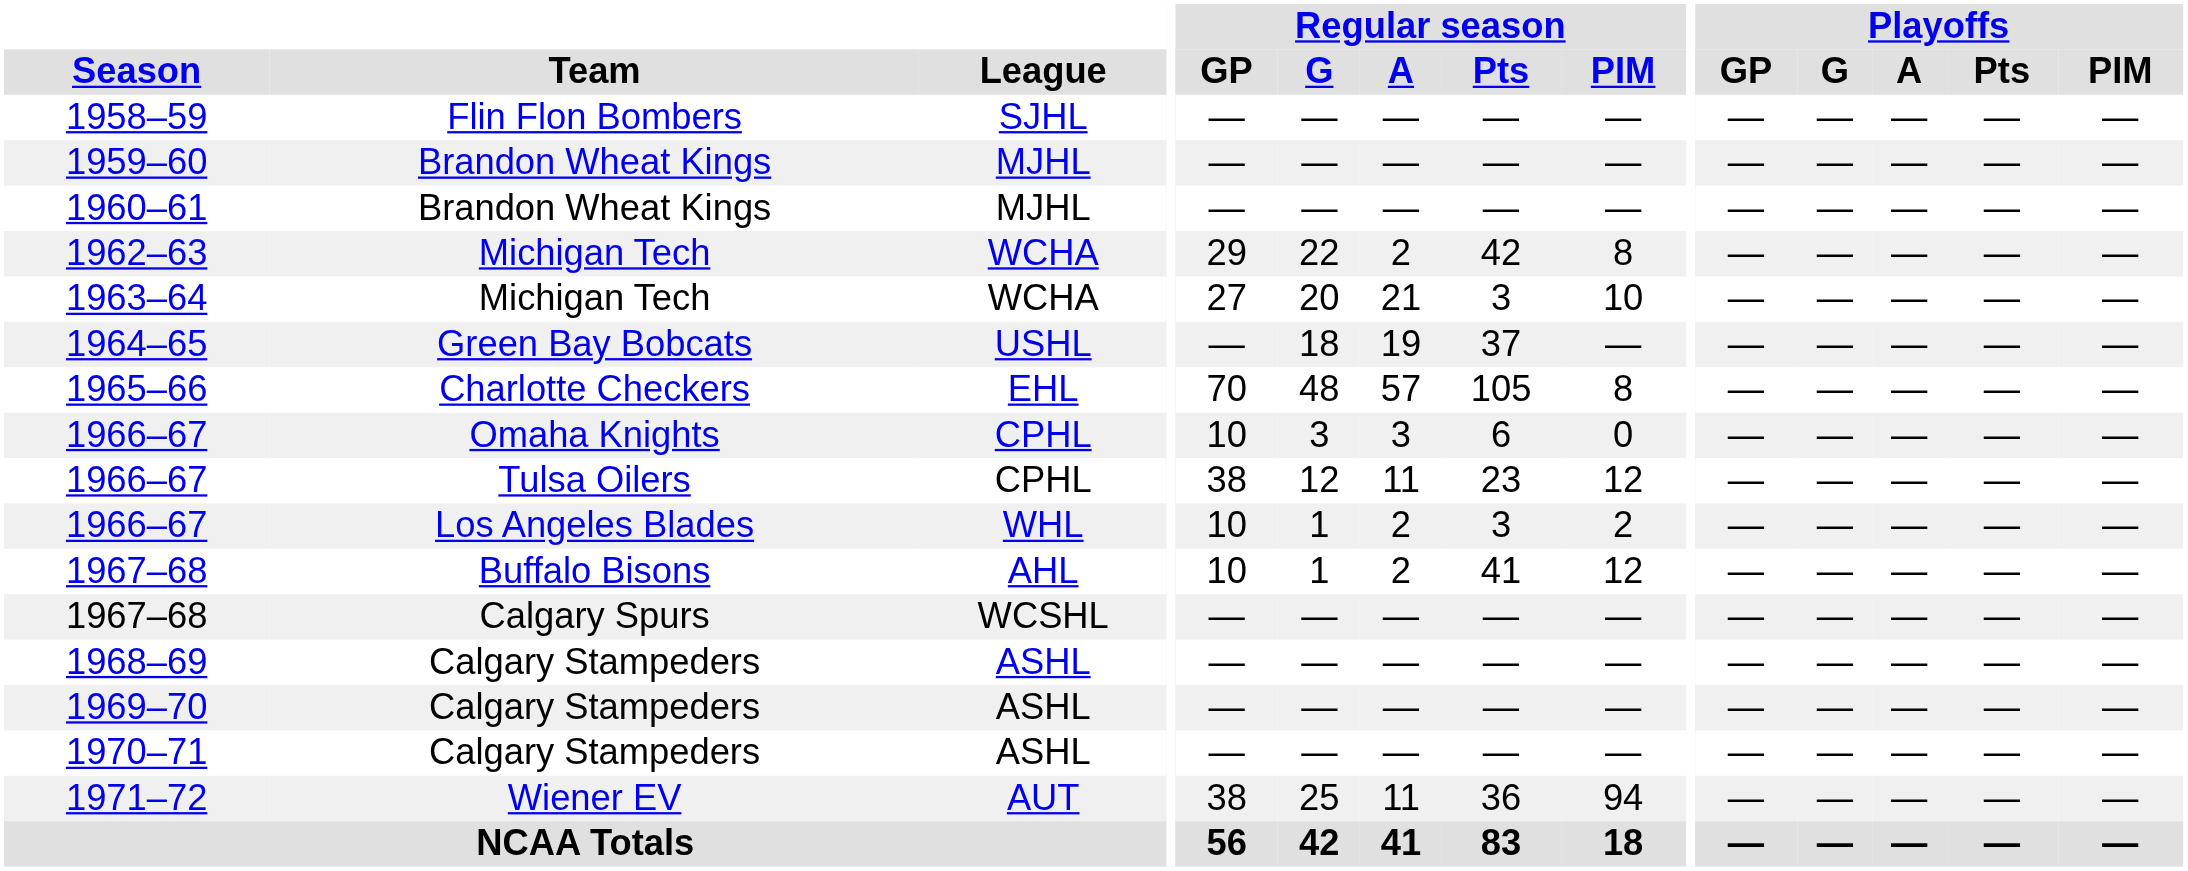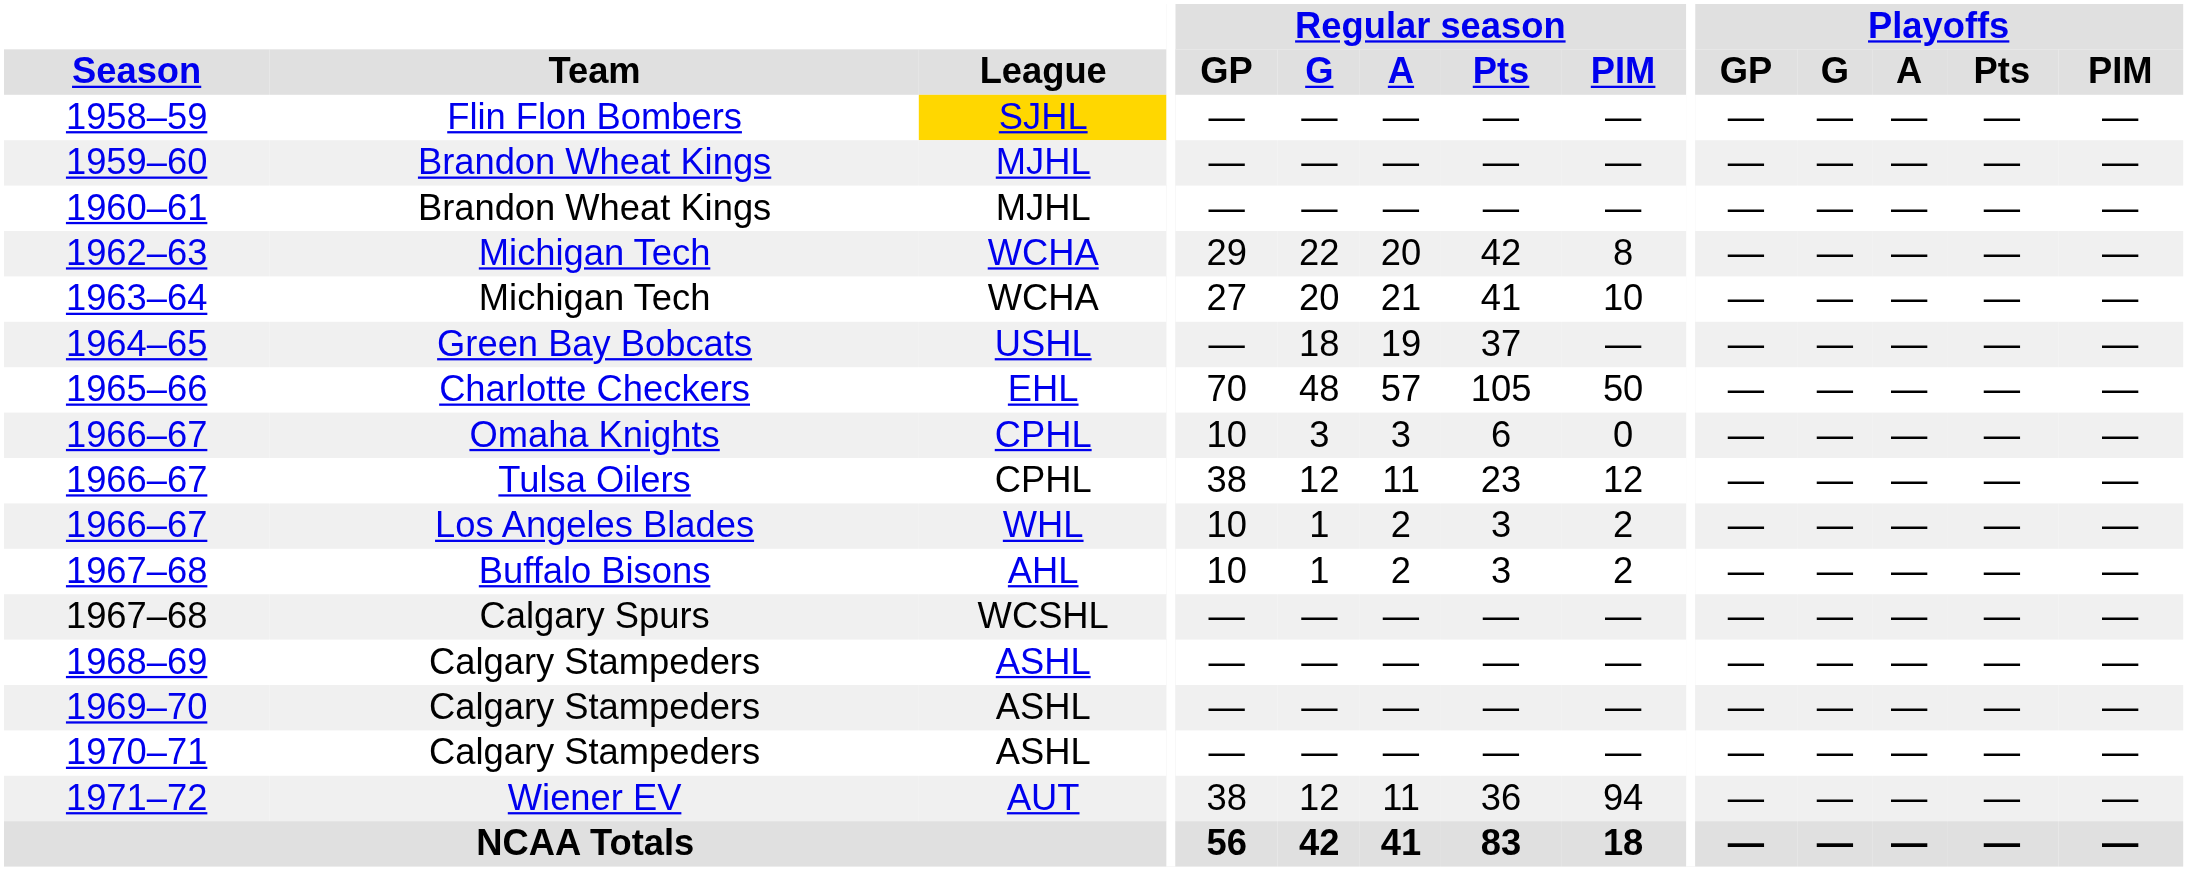(1043, 116) no background -> (1043, 116) gold background
(1401, 253) 2 -> (1401, 253) 20
(1501, 298) 3 -> (1501, 298) 41
(1623, 389) 8 -> (1623, 389) 50
(1501, 570) 41 -> (1501, 570) 3
(1623, 570) 12 -> (1623, 570) 2
(1319, 797) 25 -> (1319, 797) 12
